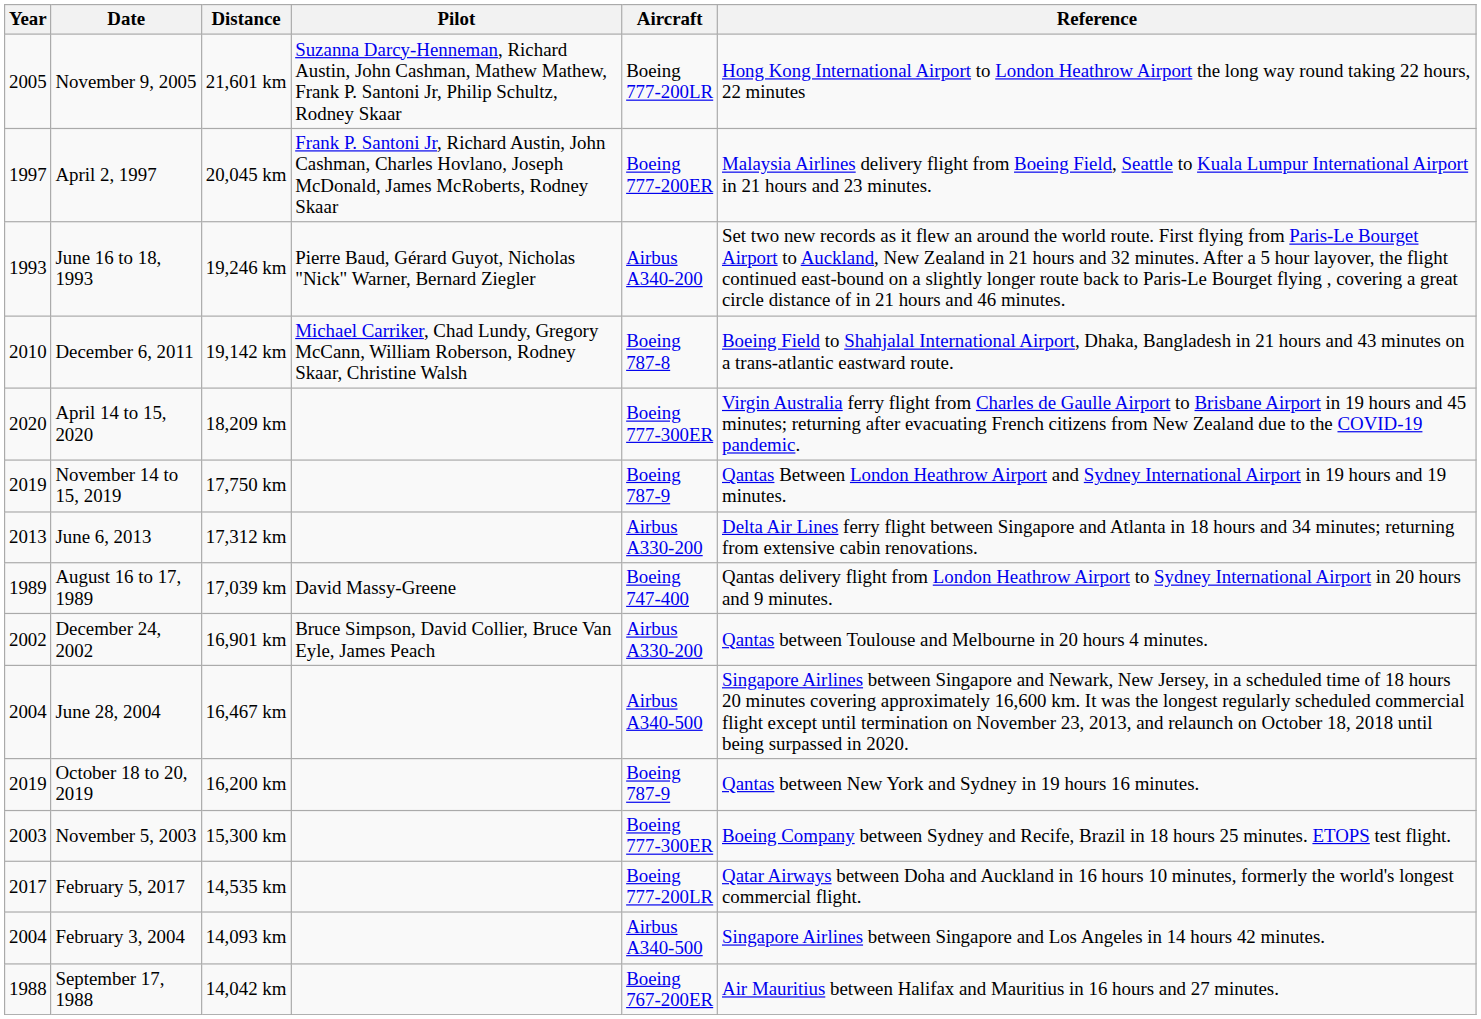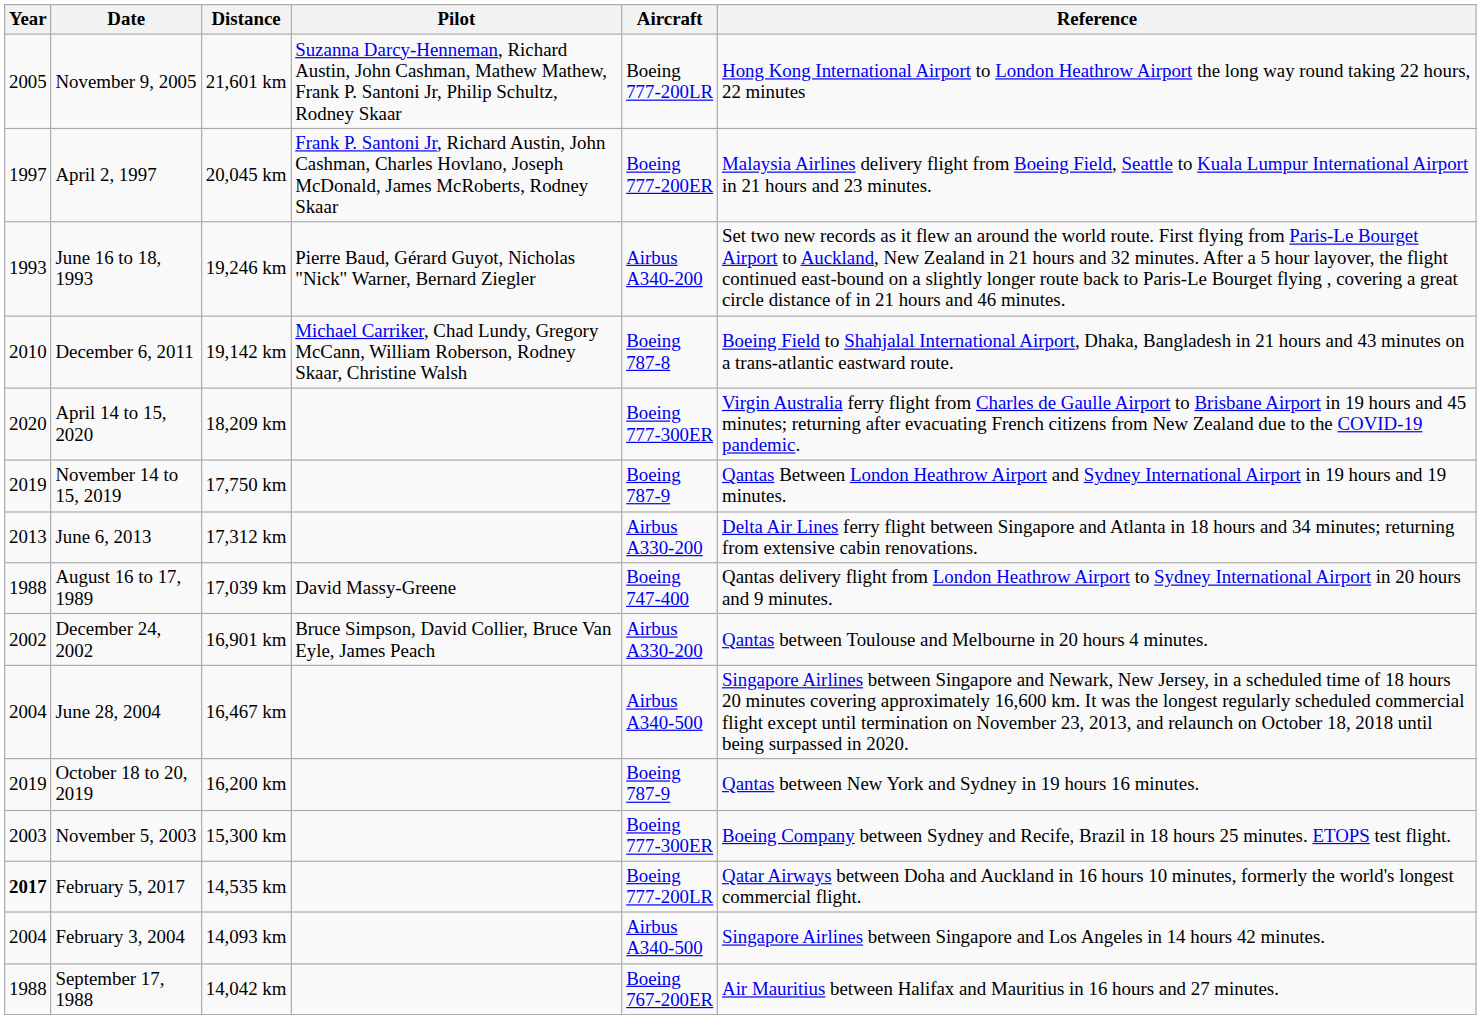(28, 588) 1989 -> (28, 588) 1988
(28, 886) normal -> (28, 886) bold
